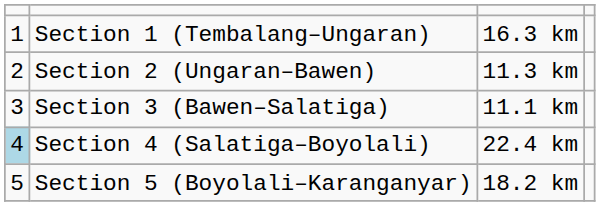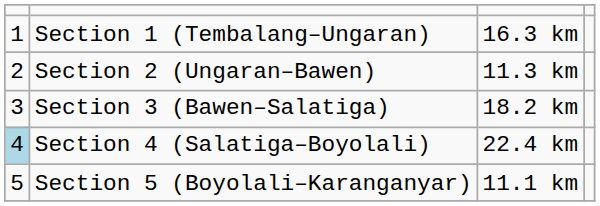(530, 108) 11.1 km -> (530, 108) 18.2 km
(530, 183) 18.2 km -> (530, 183) 11.1 km
